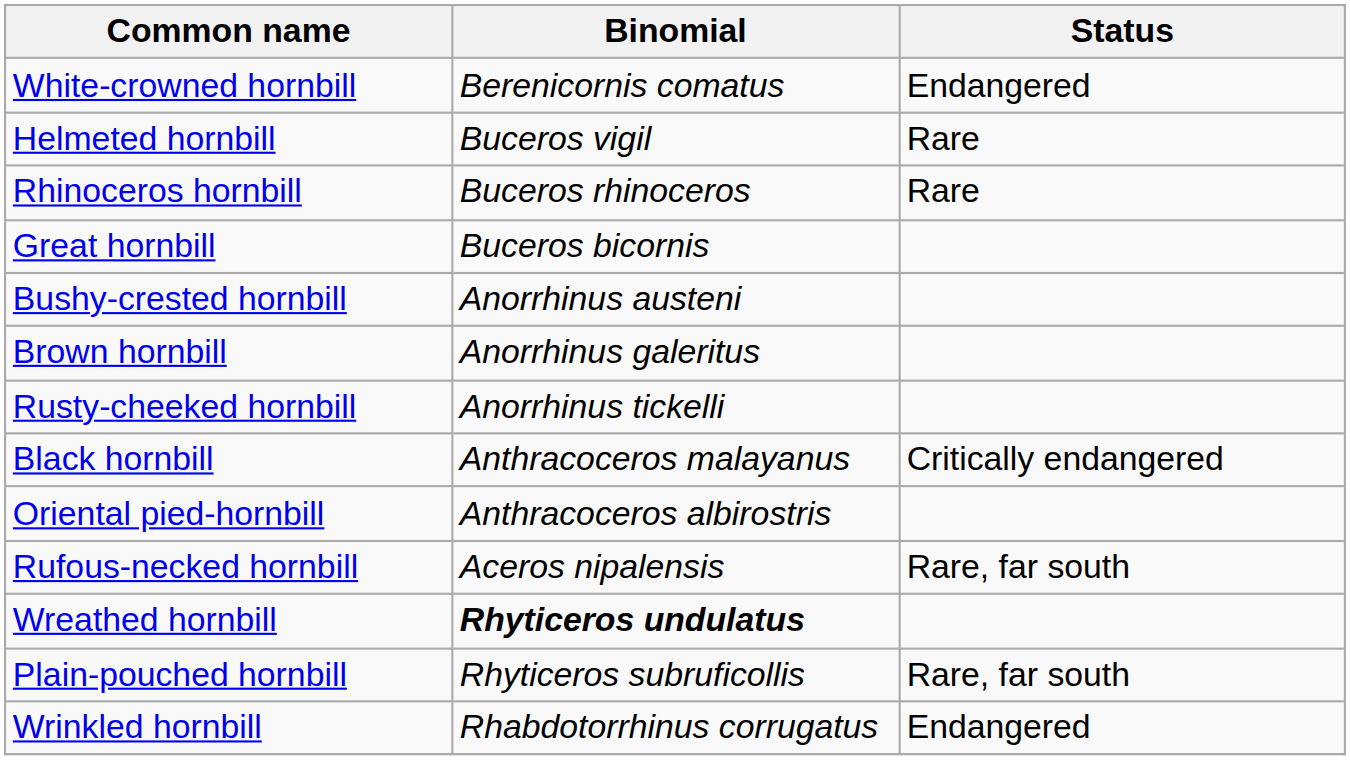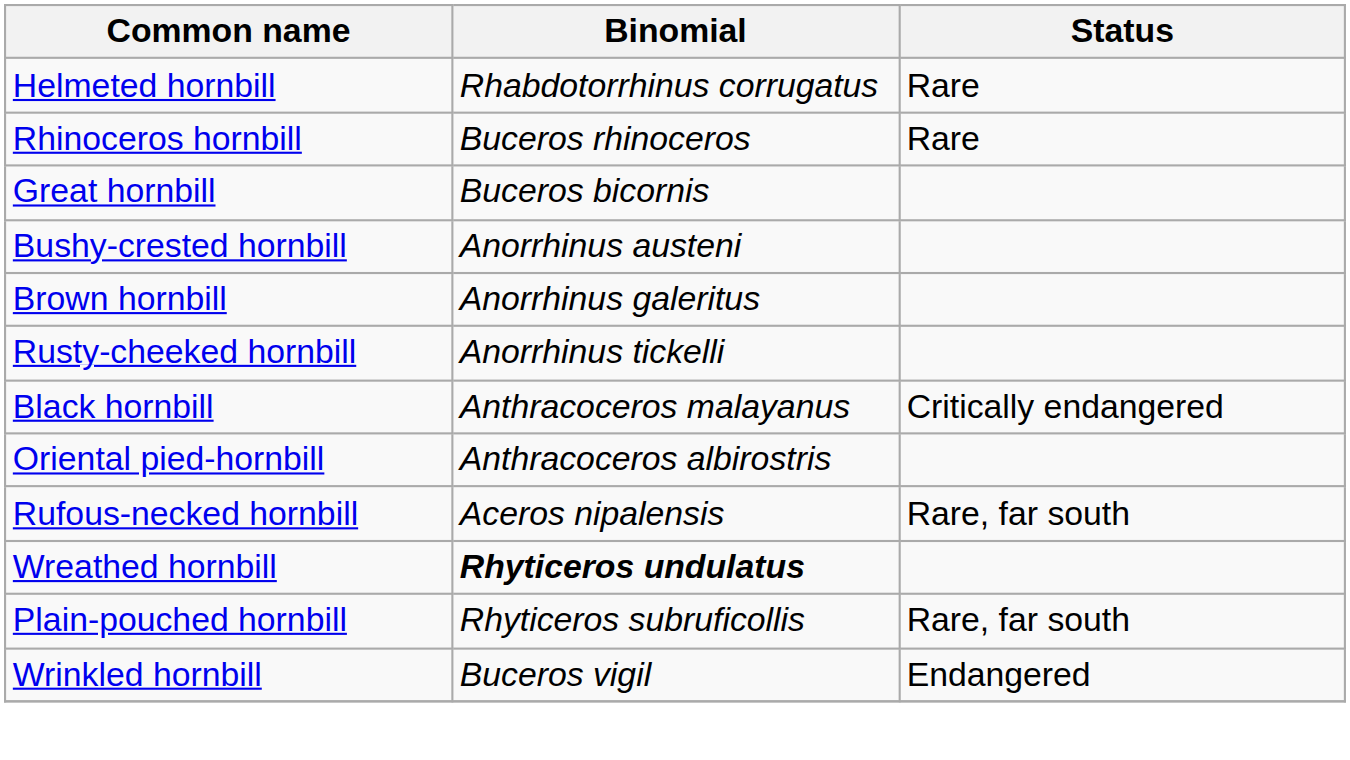- row: (185, 84)
(555, 138) Buceros vigil -> (669, 84) Rhabdotorrhinus corrugatus
(669, 727) Rhabdotorrhinus corrugatus -> (555, 673) Buceros vigil
